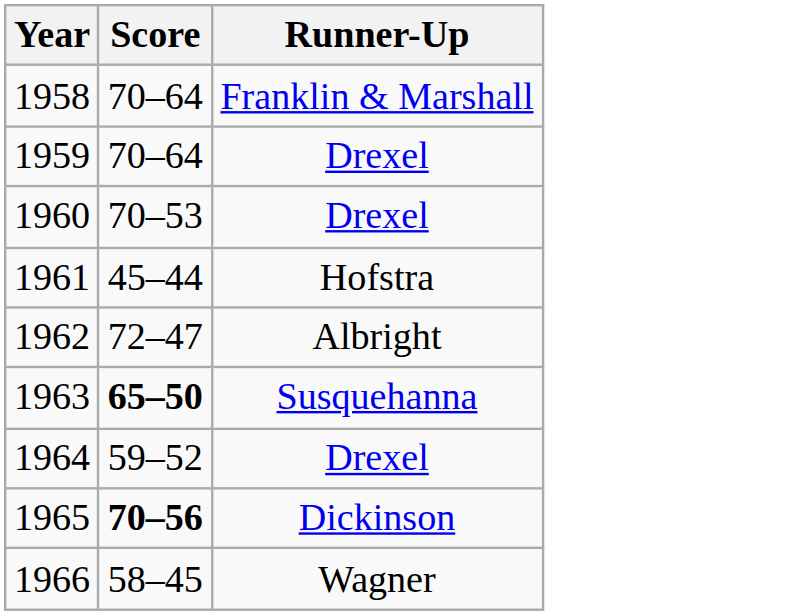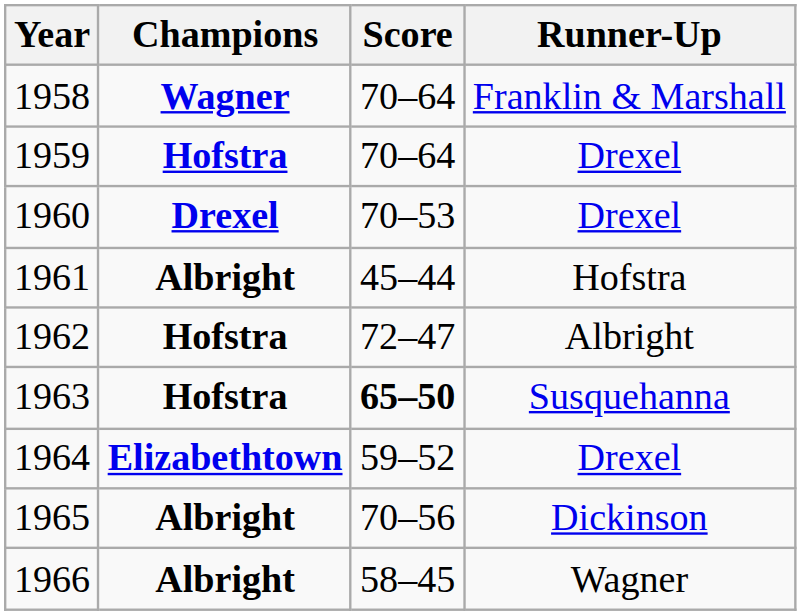+ column: (225, 34)
(155, 517) bold -> (408, 517) normal
